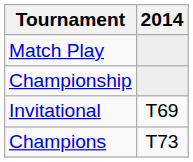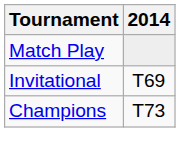- row: (70, 80)
